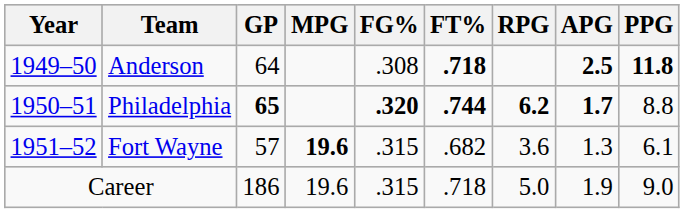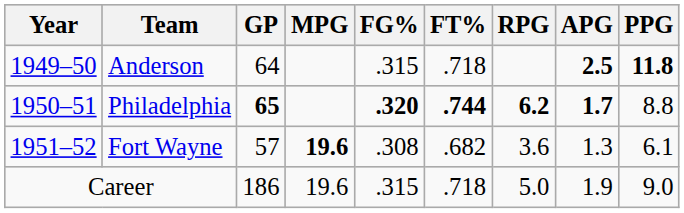(397, 65) .308 -> (397, 65) .315
(464, 65) bold -> (464, 65) normal
(397, 146) .315 -> (397, 146) .308
